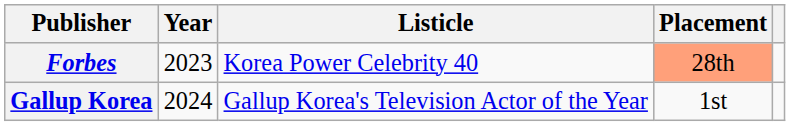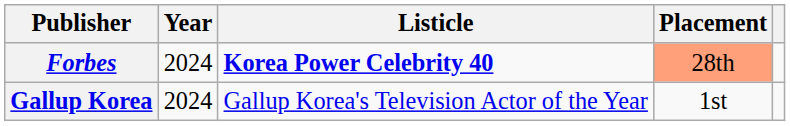(188, 62) 2023 -> (188, 62) 2024
(351, 62) normal -> (359, 62) bold
